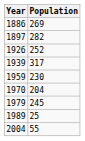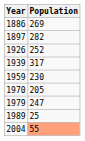(37, 90) 204 -> (37, 90) 205
(37, 103) 245 -> (37, 103) 247
(34, 129) no background -> (34, 129) lightsalmon background
